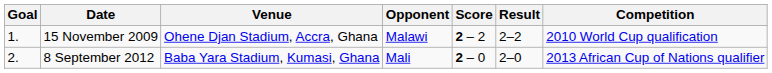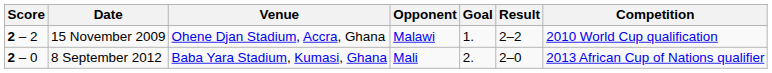columns swapped: (22, 15) <-> (474, 15)
